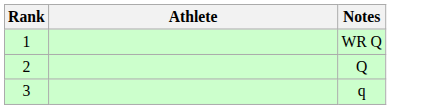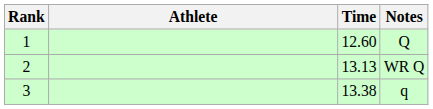+ column: (359, 16)
(362, 41) WR Q -> (404, 41) Q
(362, 66) Q -> (404, 66) WR Q
